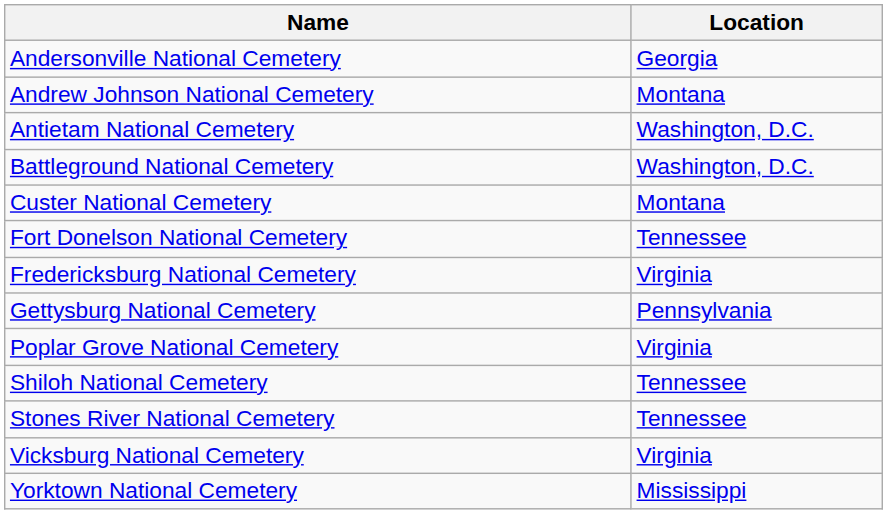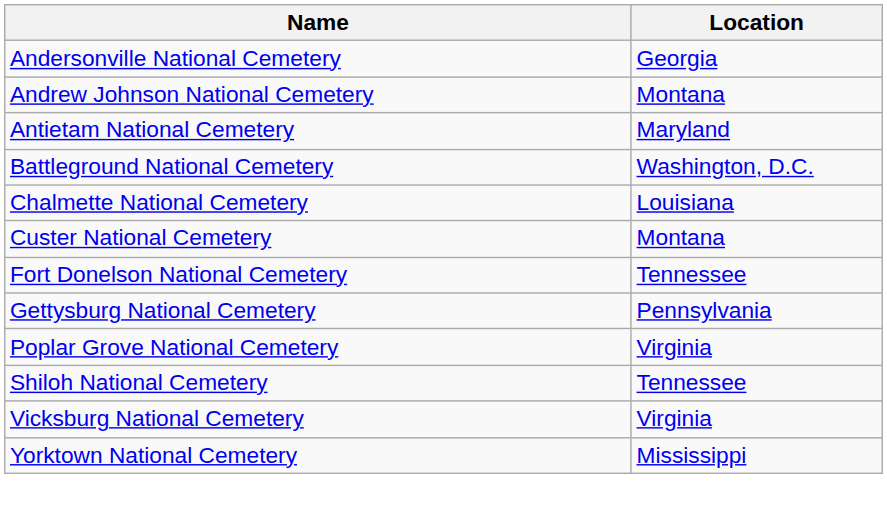(725, 130) Washington, D.C. -> (683, 130) Maryland
+ row: (159, 202)
- row: (183, 274)
- row: (172, 418)
